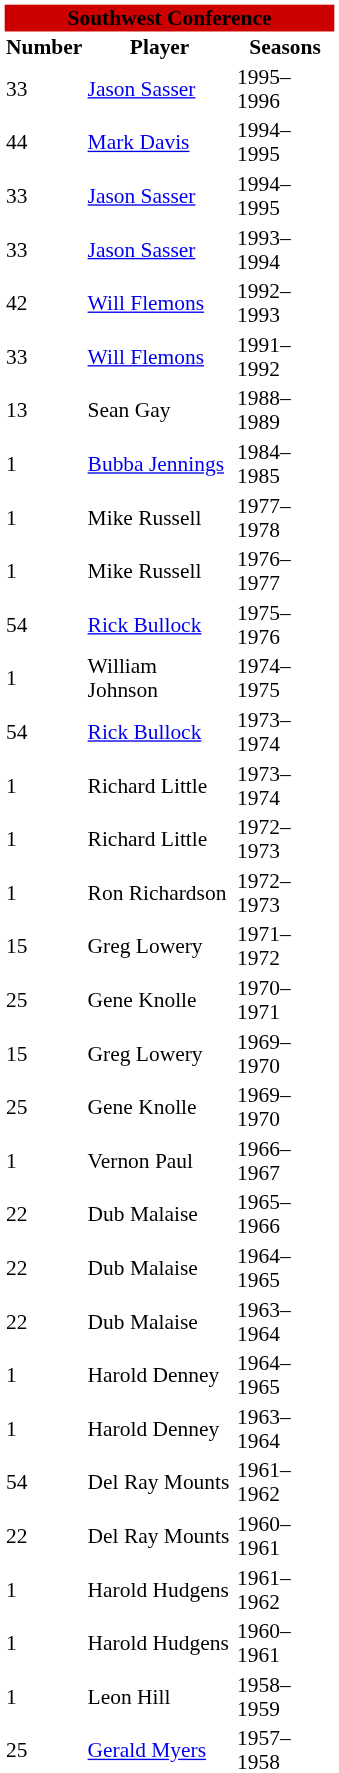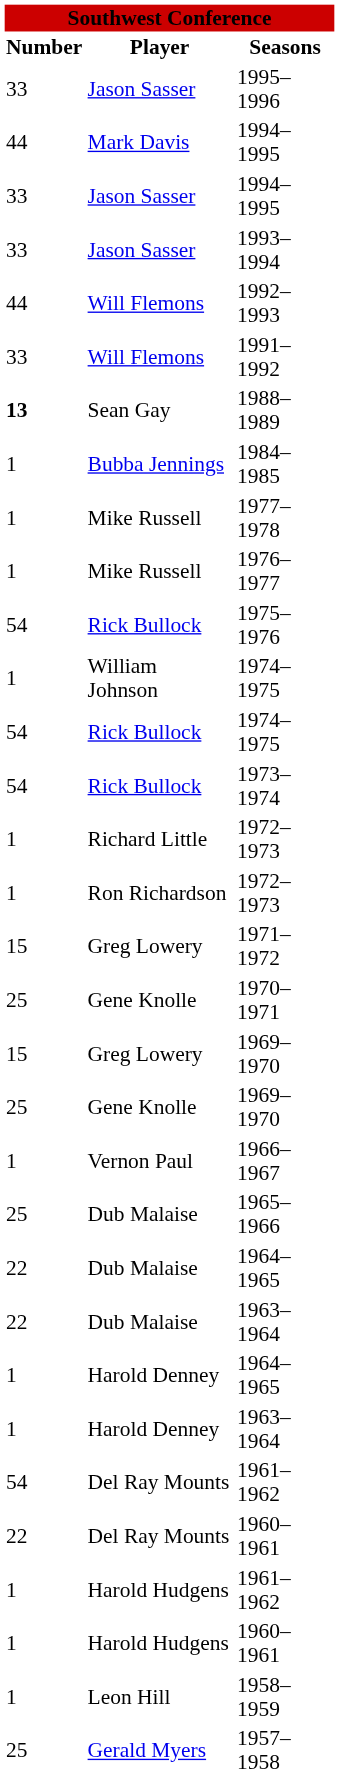(17, 303) 42 -> (17, 303) 44
(17, 410) normal -> (17, 410) bold
+ row: (144, 732)
- row: (147, 785)
(17, 1214) 22 -> (17, 1214) 25
